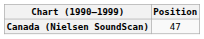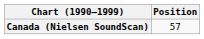(175, 27) 47 -> (175, 27) 57
